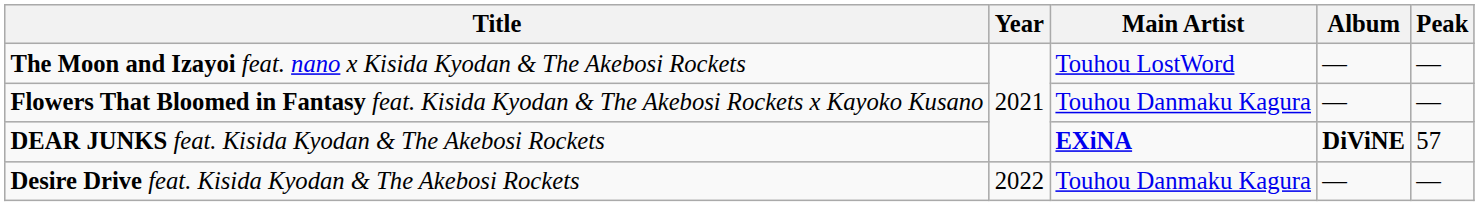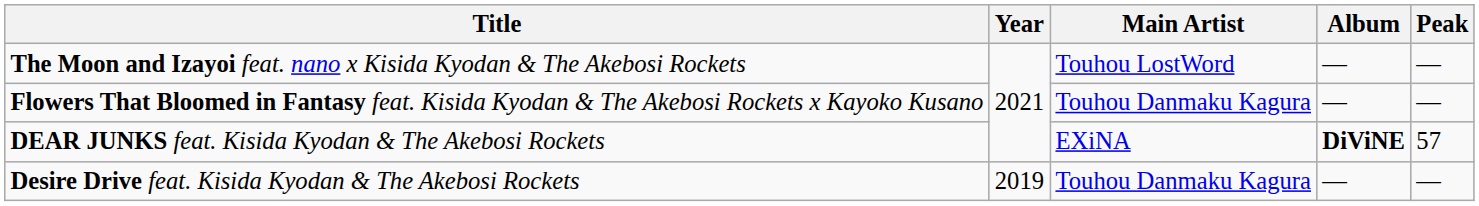(1094, 141) bold -> (1093, 141) normal
(1019, 180) 2022 -> (1019, 180) 2019
